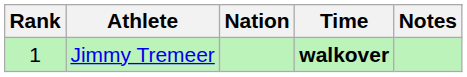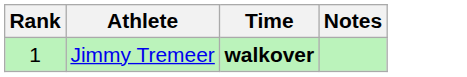- column: (257, 21)
